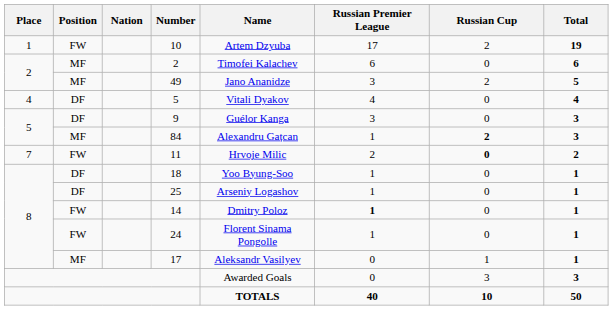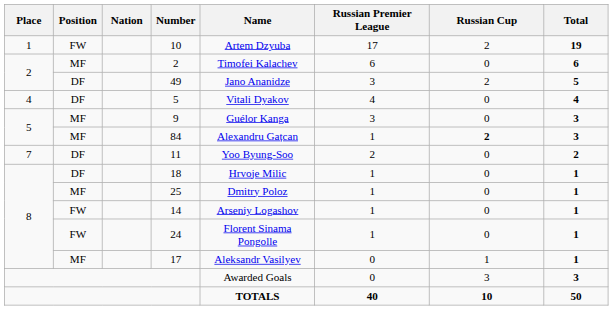(78, 81) MF -> (78, 81) DF
(78, 118) DF -> (78, 118) MF
(78, 155) FW -> (78, 155) DF
(258, 155) Hrvoje Milic -> (258, 155) Yoo Byung-Soo
(487, 155) bold -> (487, 155) normal
(258, 173) Yoo Byung-Soo -> (258, 173) Hrvoje Milic
(78, 191) DF -> (78, 191) MF
(258, 191) Arseniy Logashov -> (258, 191) Dmitry Poloz
(258, 209) Dmitry Poloz -> (258, 209) Arseniy Logashov
(372, 209) bold -> (372, 209) normal
